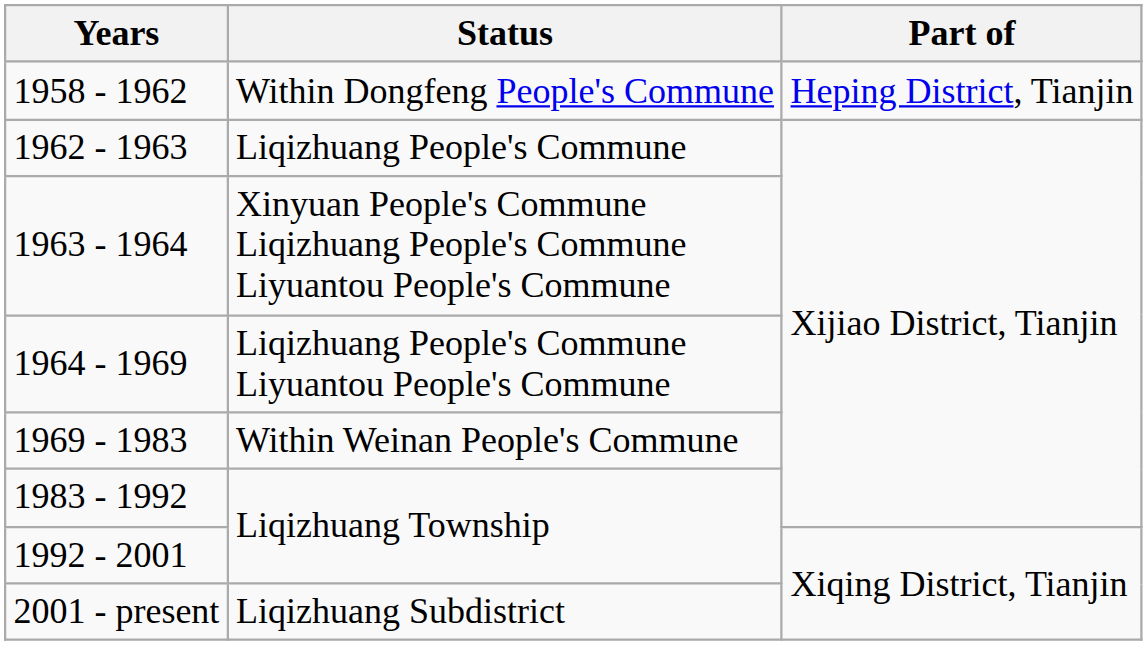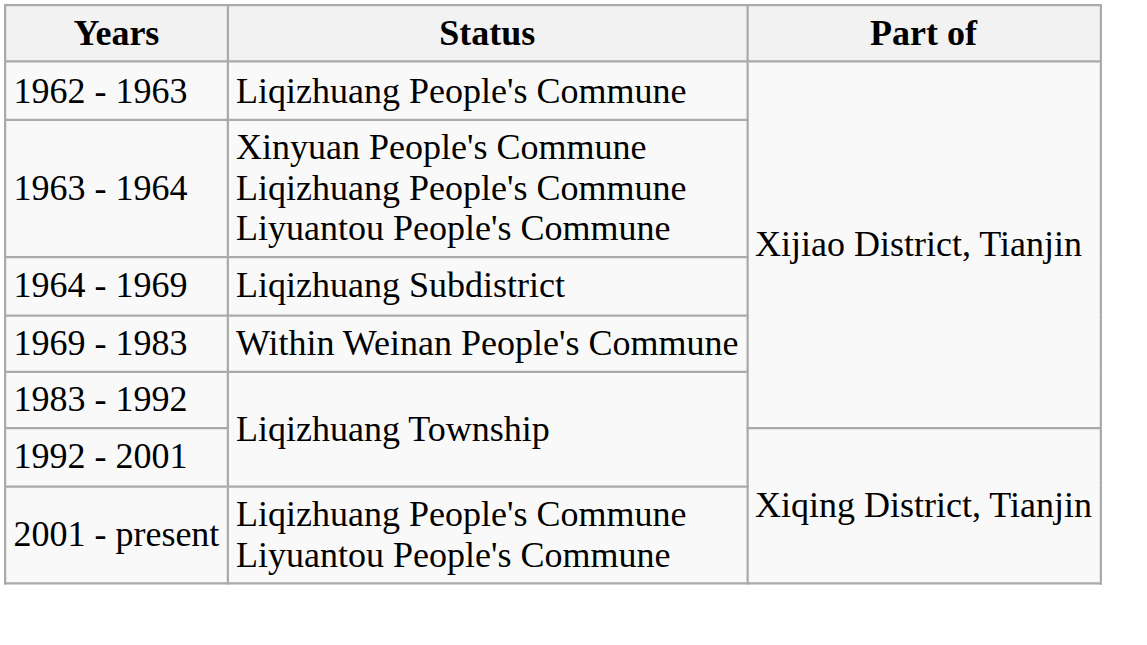- row: (100, 90)
(461, 362) Liqizhuang People's Commune Liyuantou People's Commune -> (400, 285) Liqizhuang Subdistrict
(400, 611) Liqizhuang Subdistrict -> (461, 533) Liqizhuang People's Commune Liyuantou People's Commune
